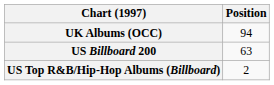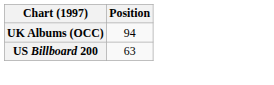- row: (114, 70)
